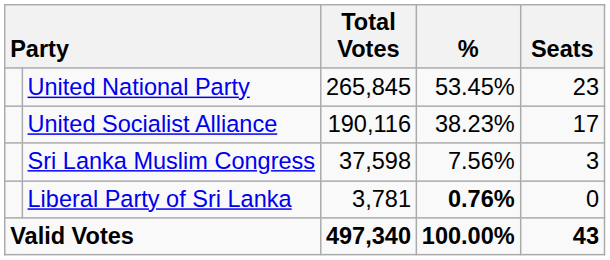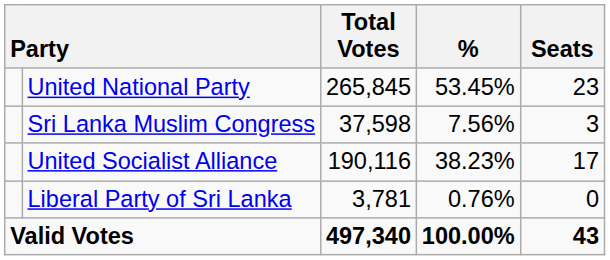rows swapped: (152, 124) <-> (171, 161)
(481, 198) bold -> (481, 198) normal
